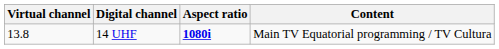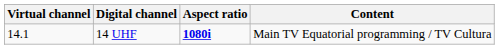(18, 34) 13.8 -> (18, 34) 14.1
